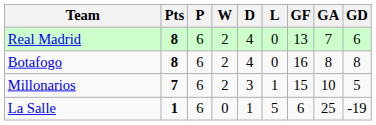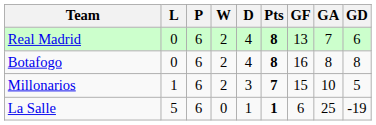columns swapped: (174, 16) <-> (275, 16)
